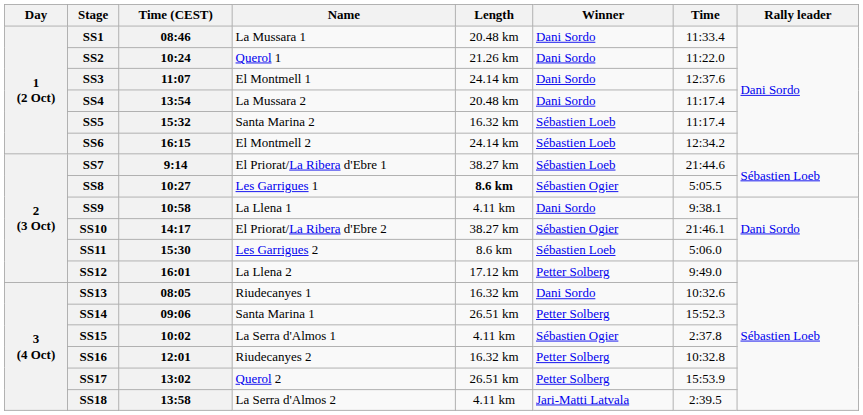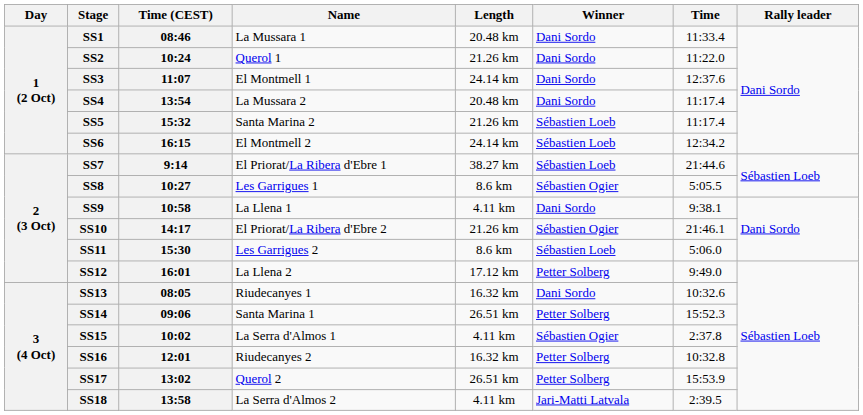(494, 122) 16.32 km -> (494, 122) 21.26 km
(494, 186) bold -> (494, 186) normal
(494, 229) 38.27 km -> (494, 229) 21.26 km
